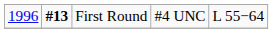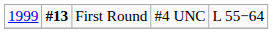(23, 16) 1996 -> (23, 16) 1999
